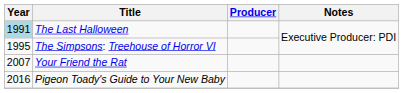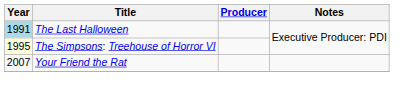(19, 46) no background -> (19, 46) lightyellow background
- row: (130, 79)
